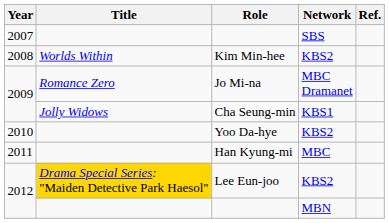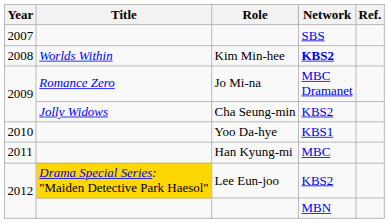(317, 55) normal -> (318, 55) bold
(317, 111) KBS1 -> (317, 111) KBS2
(317, 132) KBS2 -> (317, 132) KBS1
